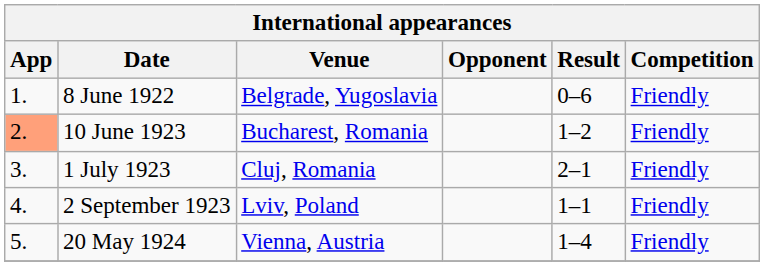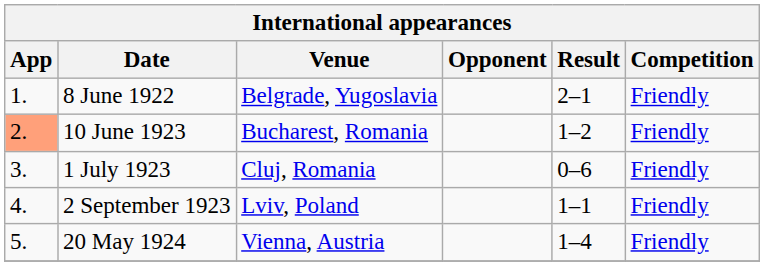(575, 95) 0–6 -> (575, 95) 2–1
(575, 168) 2–1 -> (575, 168) 0–6
